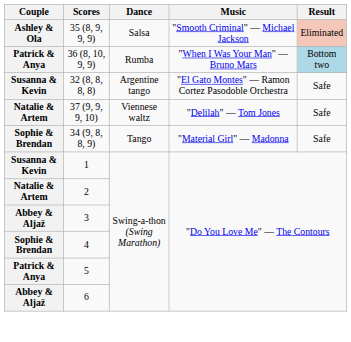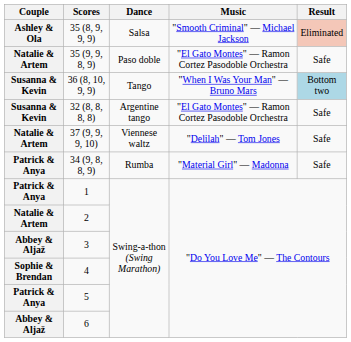+ row: (86, 59)
(34, 59) Patrick & Anya -> (34, 86) Susanna & Kevin
(139, 59) Rumba -> (139, 86) Tango
(34, 139) Sophie & Brendan -> (34, 165) Patrick & Anya
(139, 139) Tango -> (139, 165) Rumba
(34, 165) Susanna & Kevin -> (34, 191) Patrick & Anya
